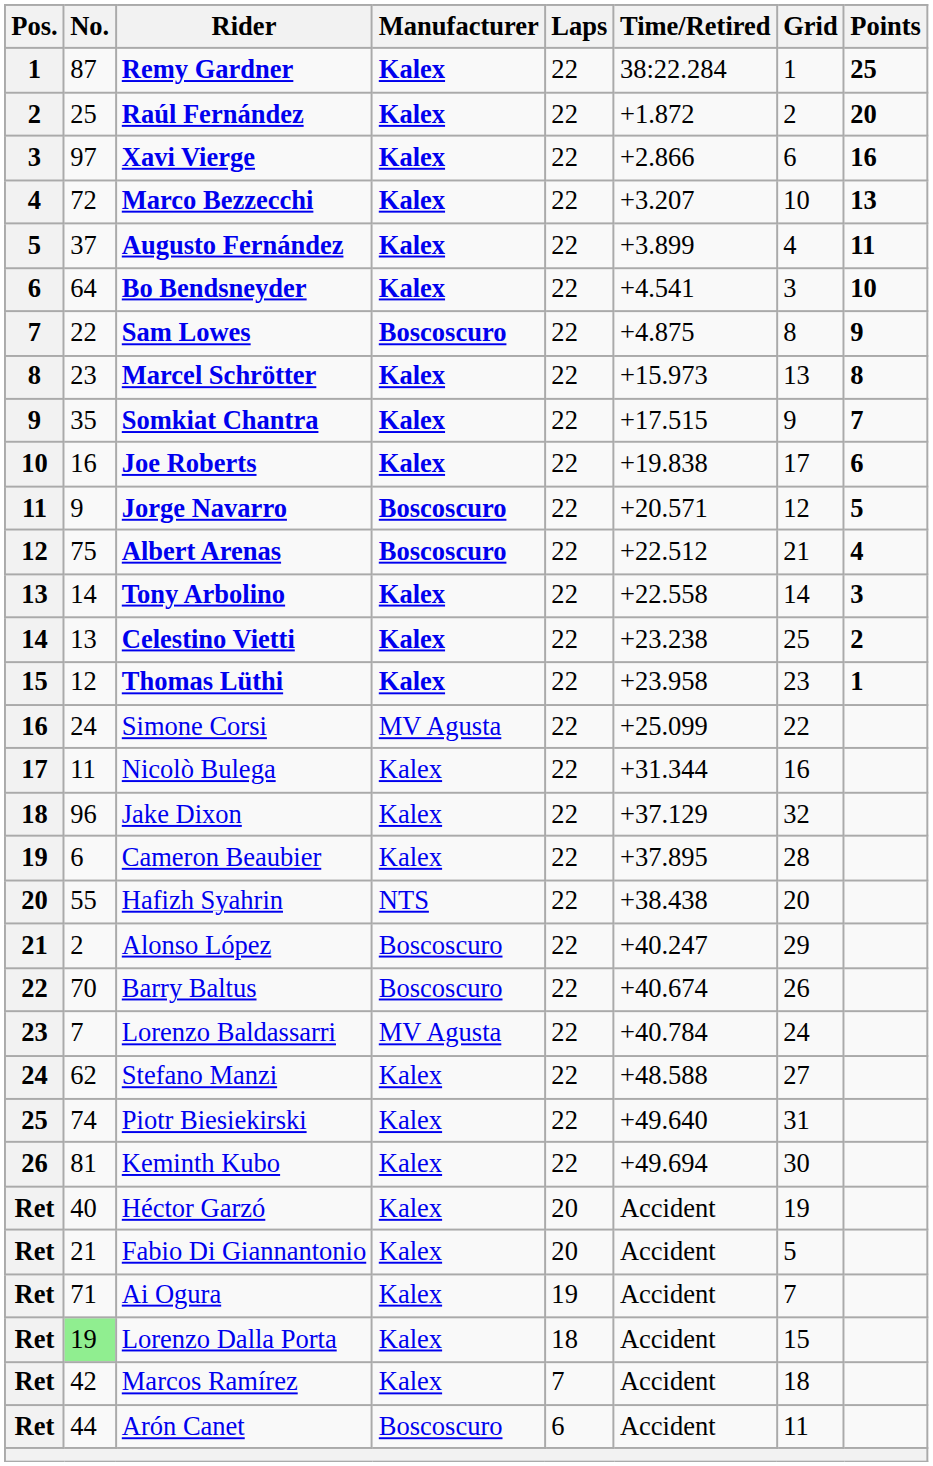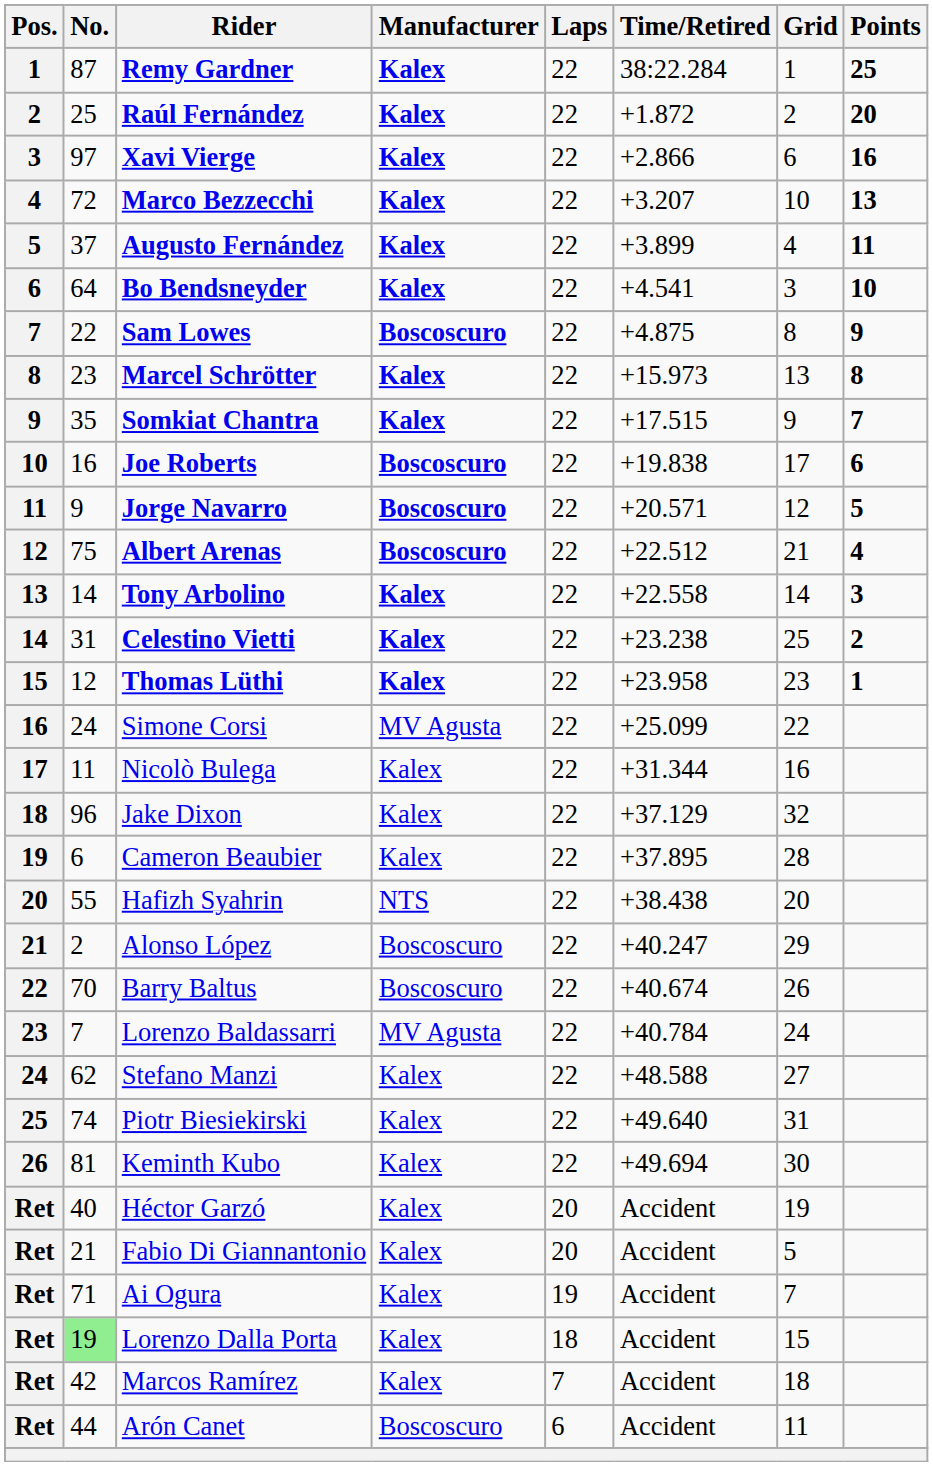(412, 463) Kalex -> (443, 463) Boscoscuro
(83, 638) 13 -> (83, 638) 31
